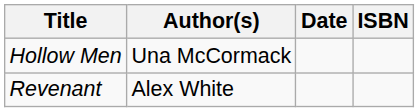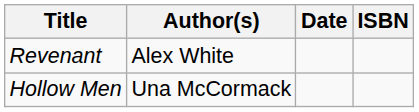rows swapped: (66, 55) <-> (56, 89)
